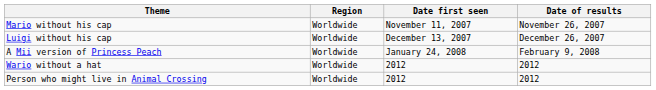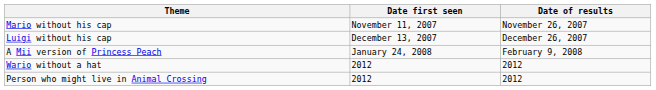- column: (347, 11)
